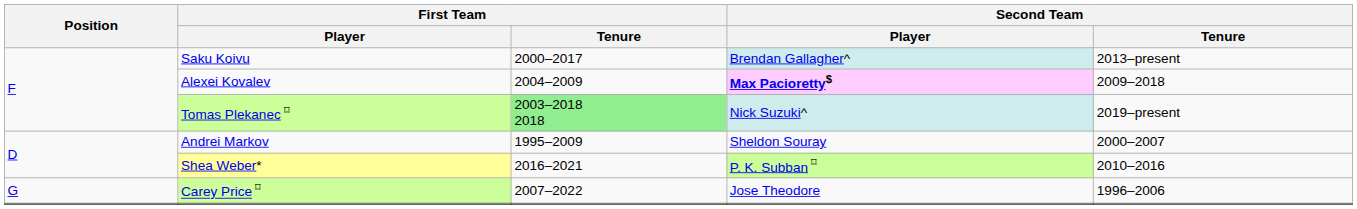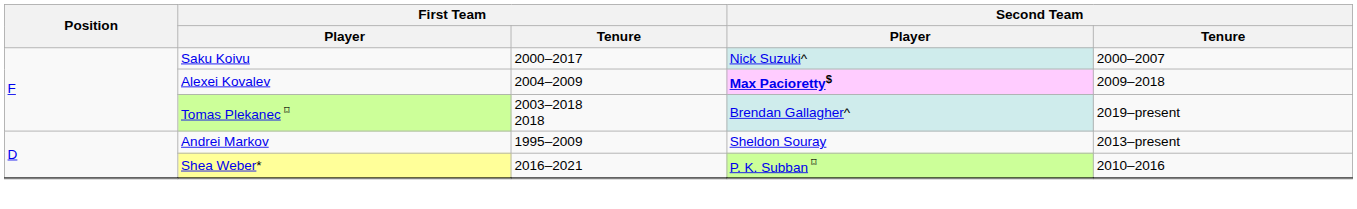(790, 58) Brendan Gallagher^ -> (768, 58) Nick Suzuki^
(1138, 58) 2013–present -> (1131, 58) 2000–2007
(548, 112) lightgreen background -> (548, 112) no background
(768, 112) Nick Suzuki^ -> (790, 112) Brendan Gallagher^
(1131, 142) 2000–2007 -> (1138, 142) 2013–present
- row: (221, 190)
